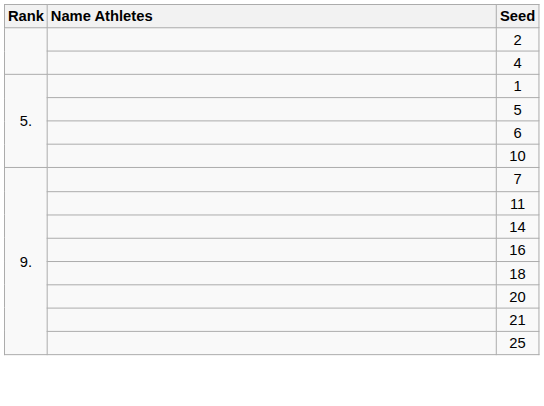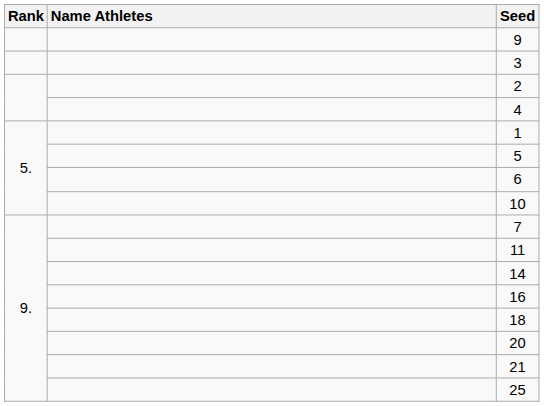+ row: (518, 40)
+ row: (518, 63)
